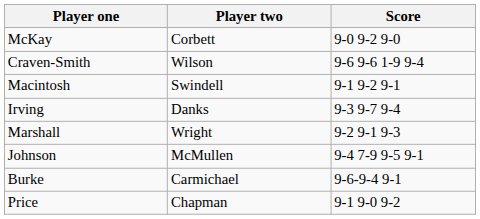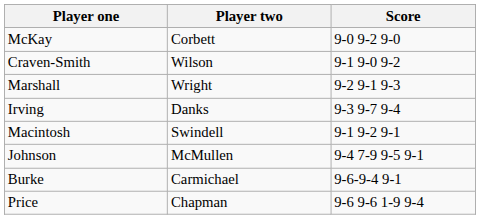(379, 62) 9-6 9-6 1-9 9-4 -> (367, 62) 9-1 9-0 9-2
rows swapped: (34, 132) <-> (39, 86)
(367, 202) 9-1 9-0 9-2 -> (379, 202) 9-6 9-6 1-9 9-4
